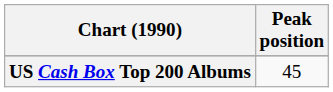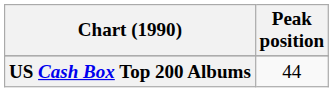(292, 71) 45 -> (292, 71) 44
